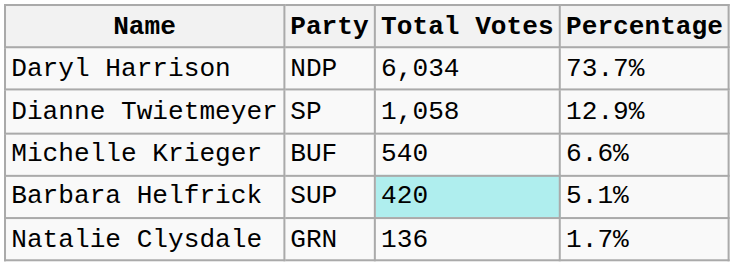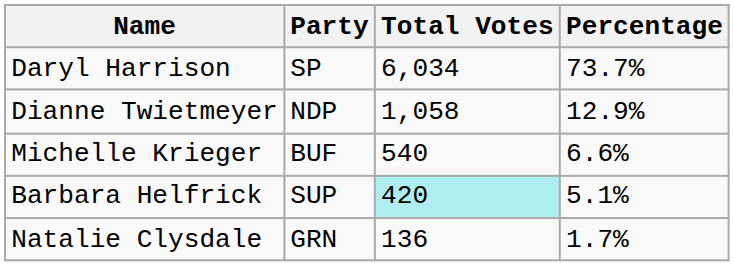(314, 69) NDP -> (306, 69) SP
(306, 111) SP -> (314, 111) NDP
